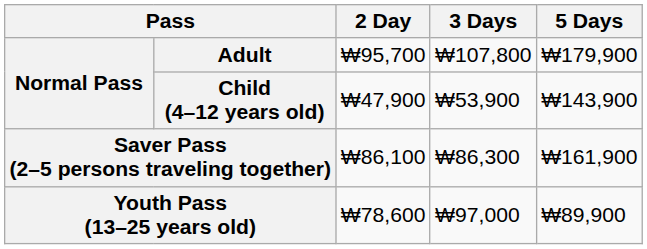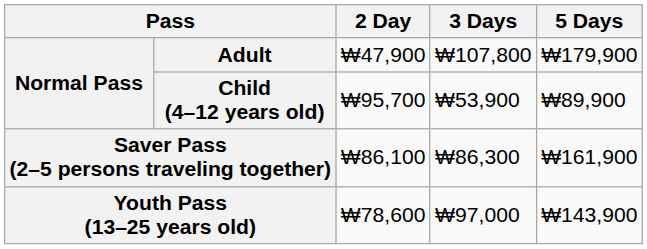(383, 54) ₩95,700 -> (383, 54) ₩47,900
(383, 100) ₩47,900 -> (383, 100) ₩95,700
(589, 100) ₩143,900 -> (583, 100) ₩89,900
(583, 214) ₩89,900 -> (589, 214) ₩143,900
